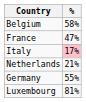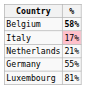(72, 24) normal -> (72, 24) bold
- row: (21, 38)
